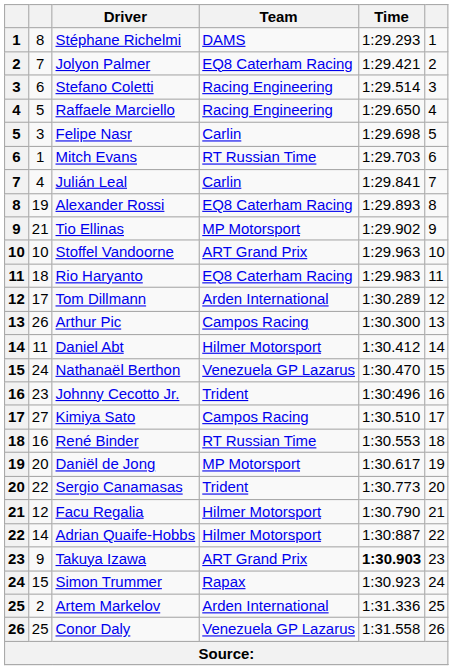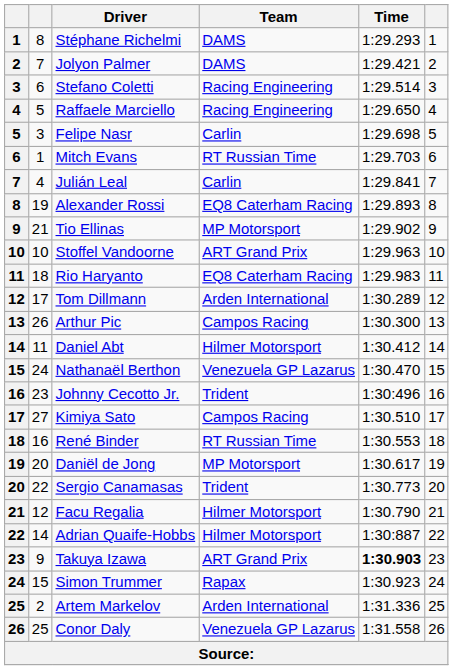(277, 63) EQ8 Caterham Racing -> (224, 63) DAMS
